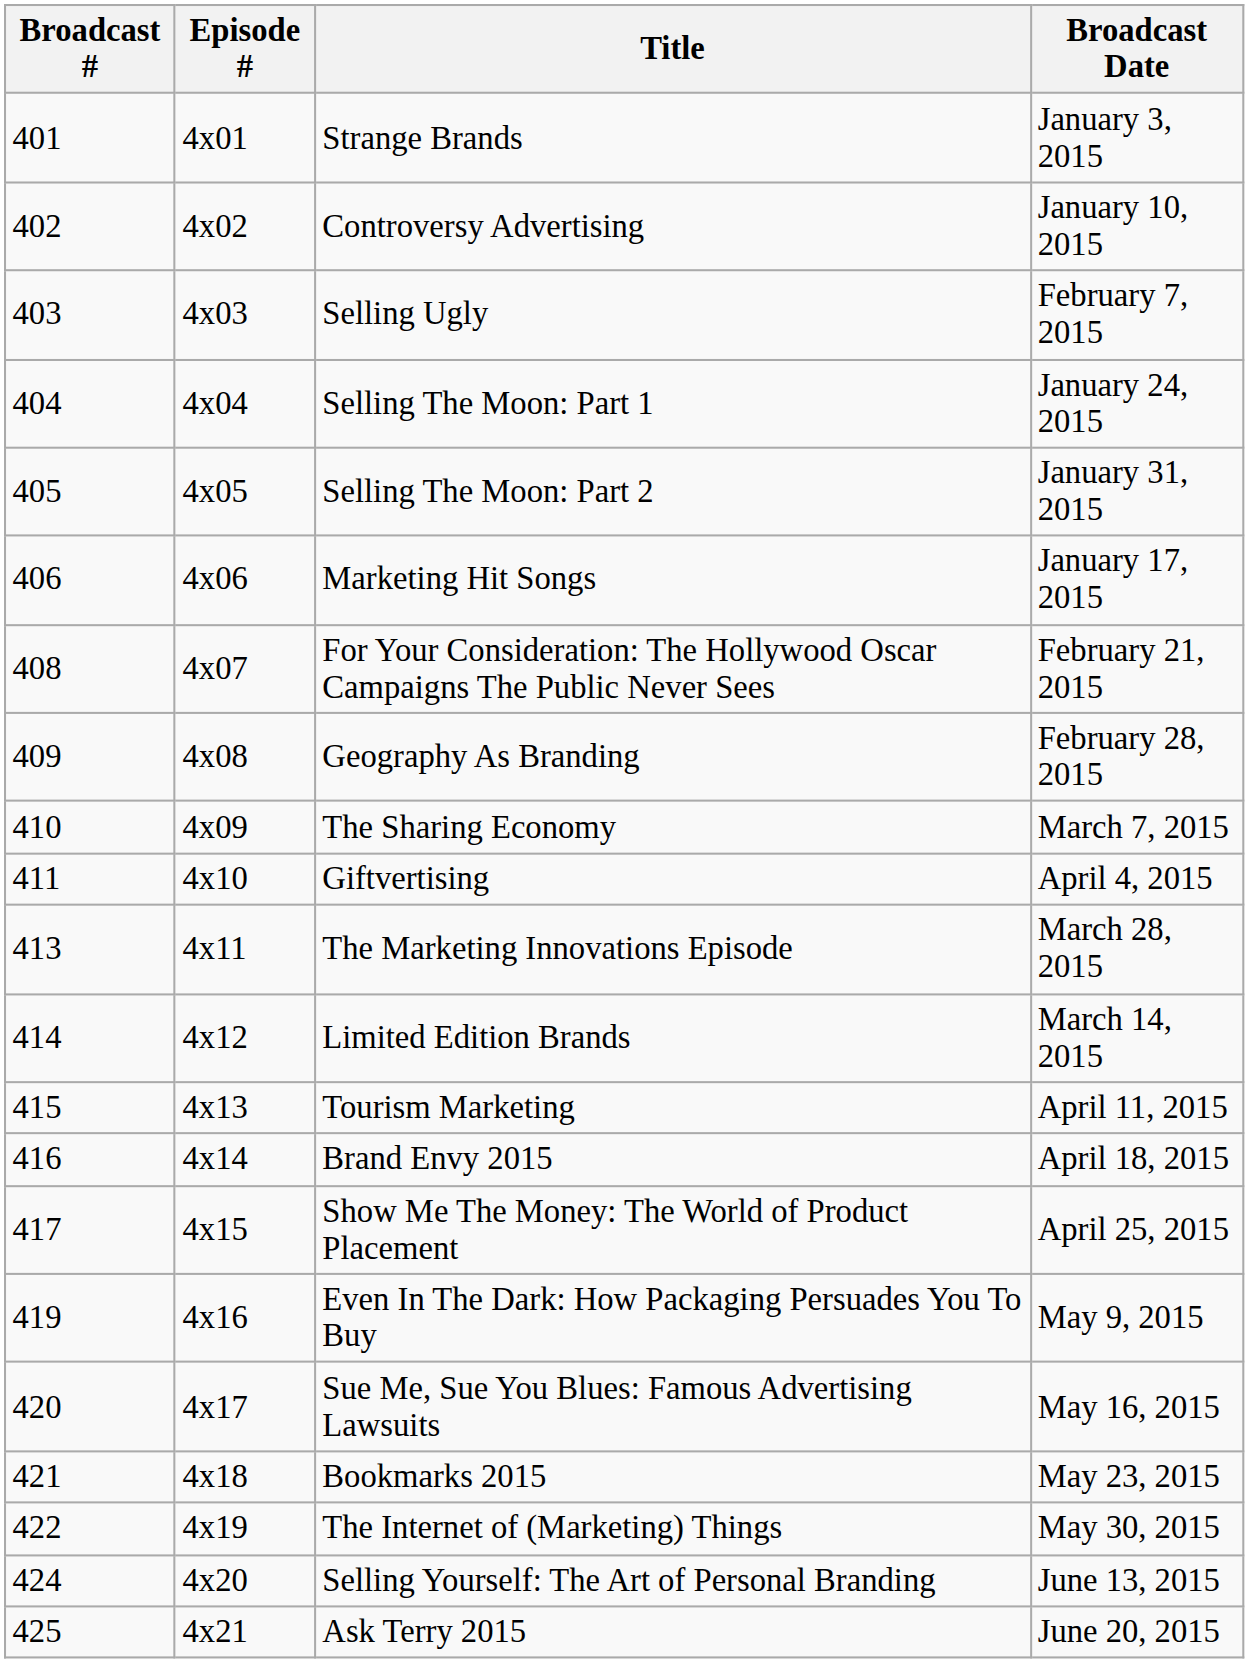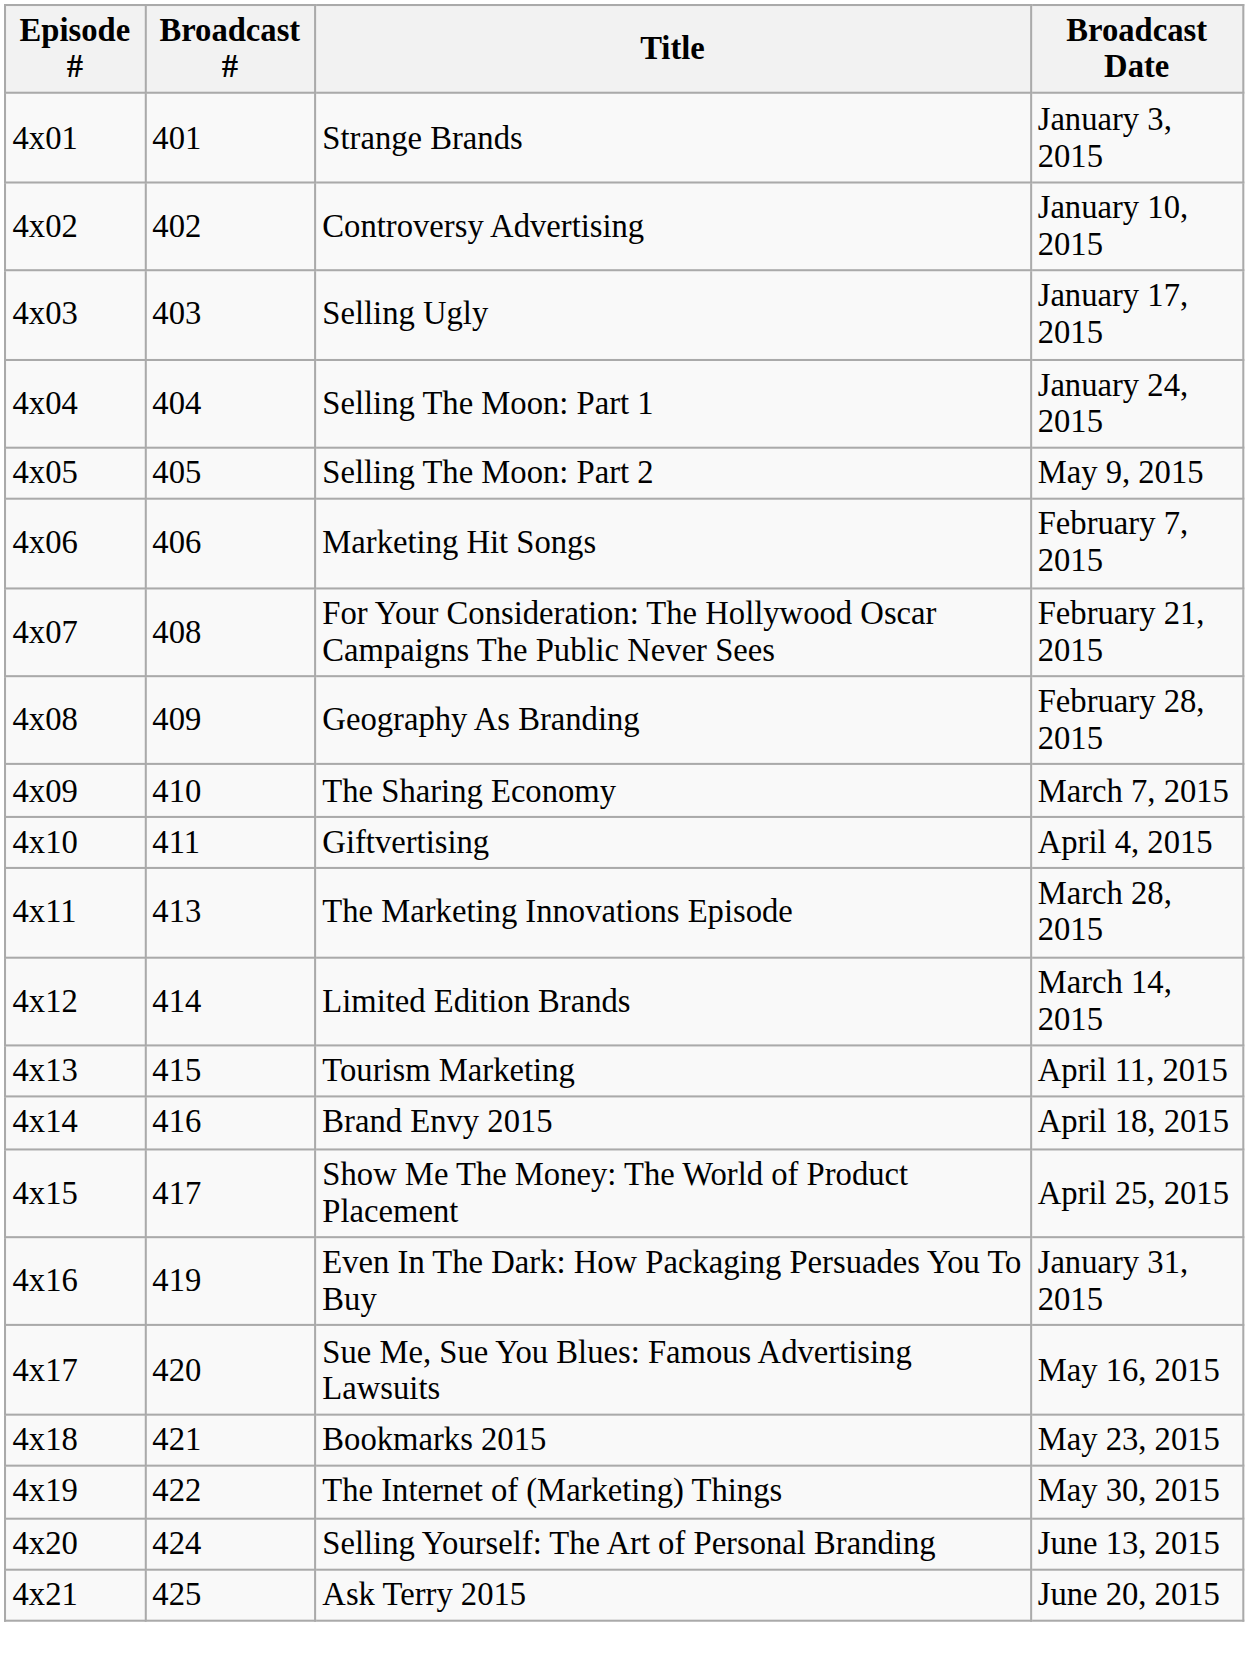columns swapped: (245, 48) <-> (90, 48)
(1113, 314) February 7, 2015 -> (1113, 314) January 17, 2015
(1113, 491) January 31, 2015 -> (1121, 472) May 9, 2015
(1113, 579) January 17, 2015 -> (1113, 542) February 7, 2015
(1121, 1317) May 9, 2015 -> (1113, 1280) January 31, 2015
